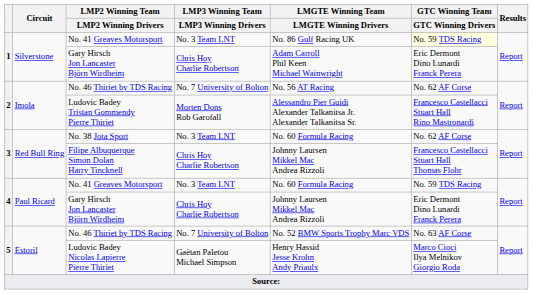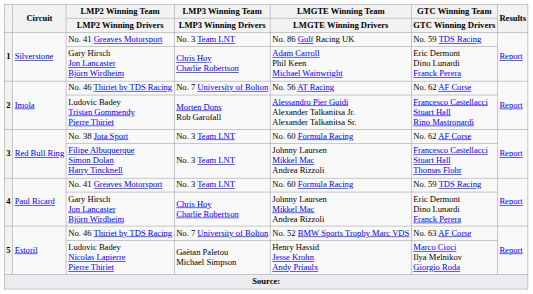(447, 39) lightyellow background -> (447, 39) no background
(207, 160) Chris Hoy Charlie Robertson -> (206, 160) No. 3 Team LNT
